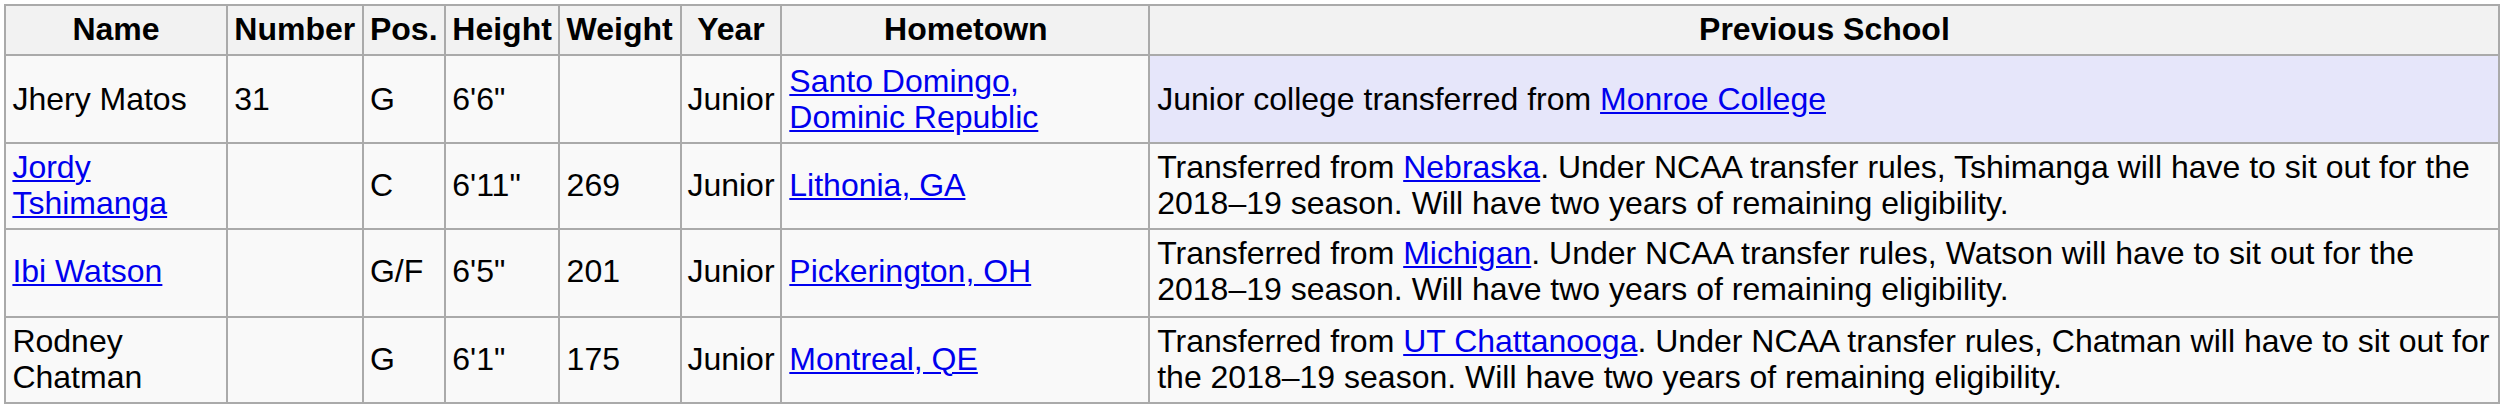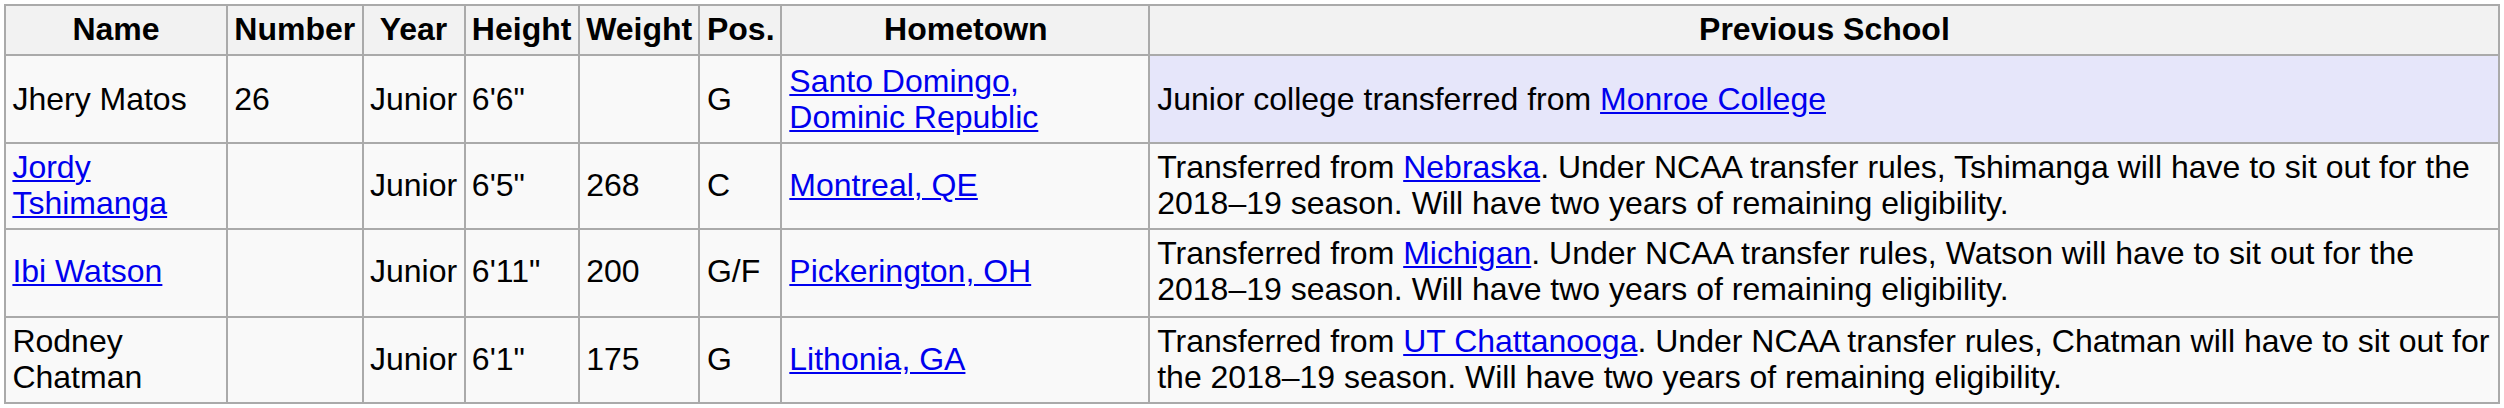columns swapped: (404, 29) <-> (731, 29)
(252, 98) 31 -> (252, 98) 26
(487, 185) 6'11" -> (498, 185) 6'5"
(593, 185) 269 -> (613, 185) 268
(877, 185) Lithonia, GA -> (884, 185) Montreal, QE
(479, 272) 6'5" -> (506, 272) 6'11"
(593, 272) 201 -> (613, 272) 200
(884, 358) Montreal, QE -> (877, 358) Lithonia, GA
